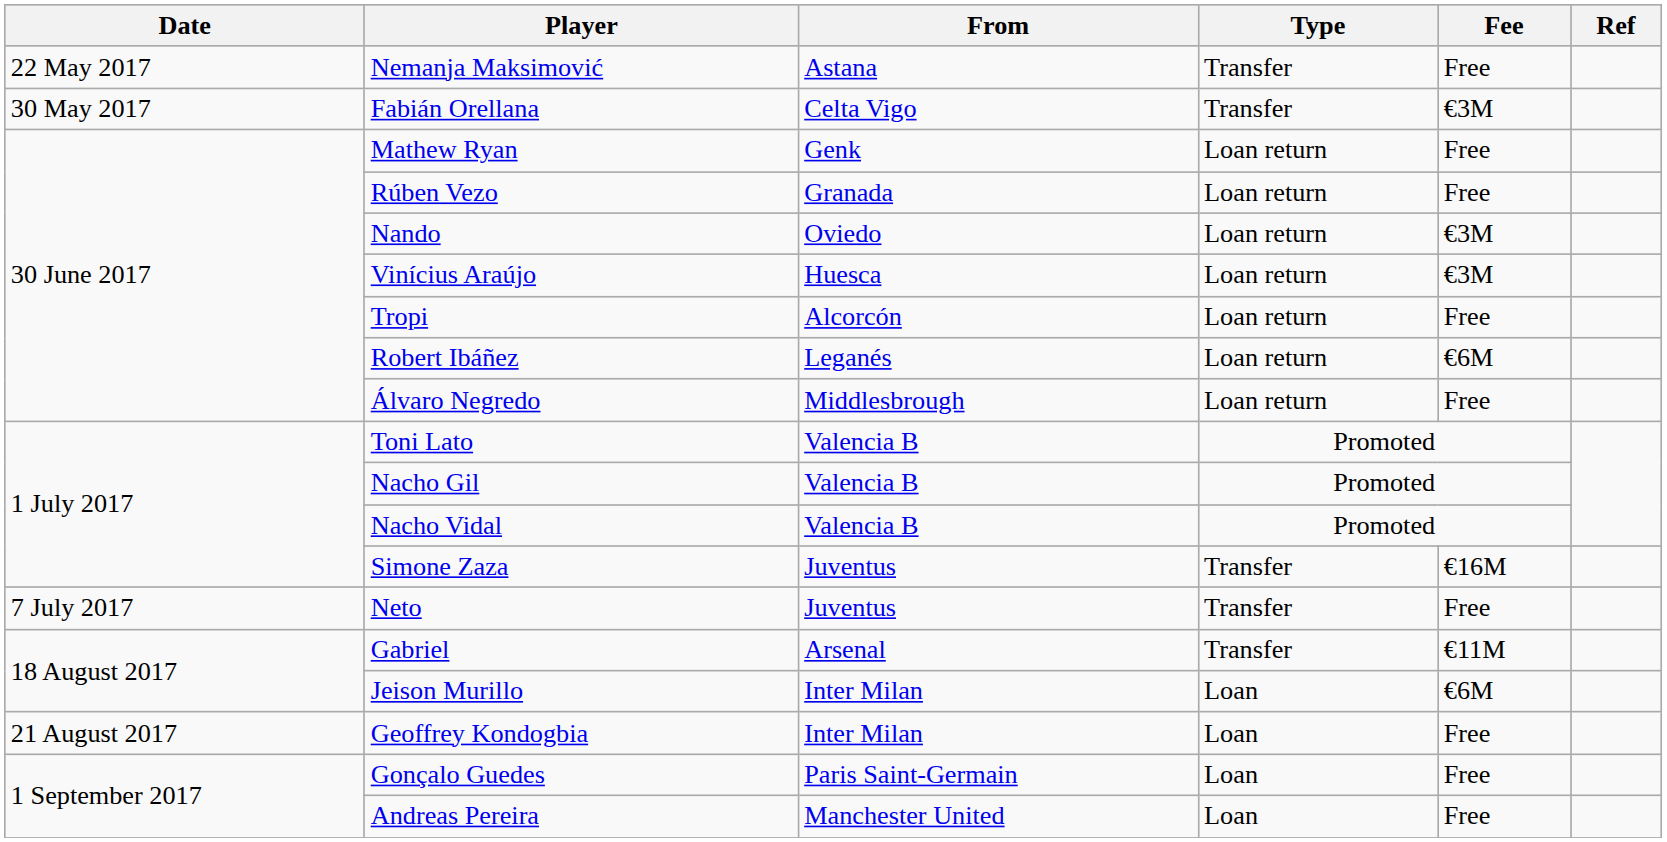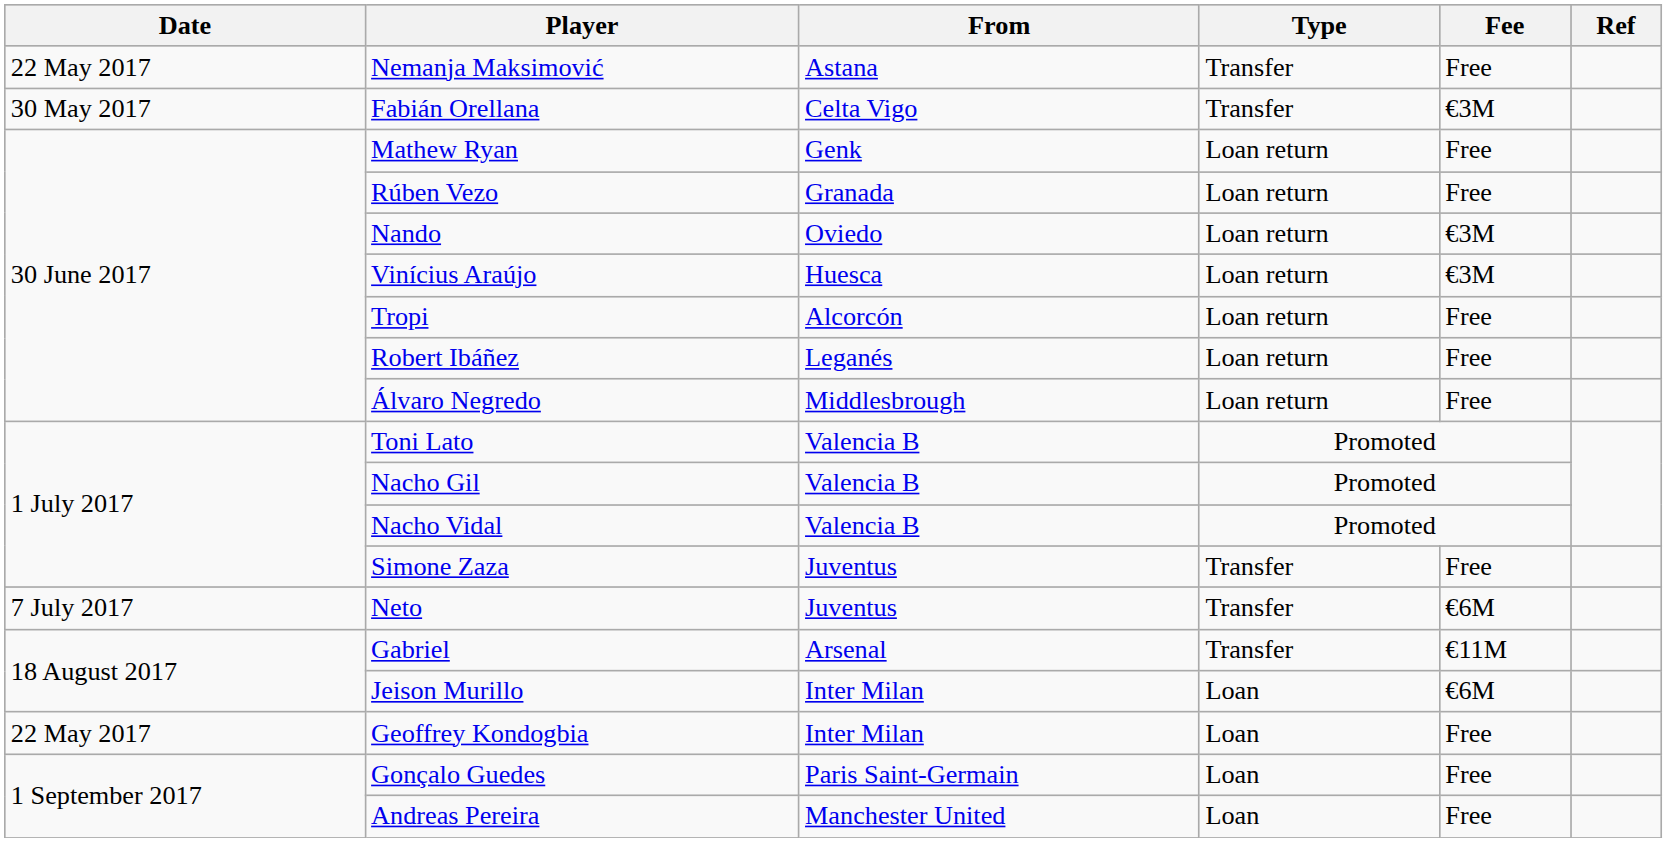(1469, 358) €6M -> (1469, 358) Free
(1475, 566) €16M -> (1469, 566) Free
(1467, 607) Free -> (1470, 607) €6M
(94, 732) 21 August 2017 -> (81, 732) 22 May 2017
